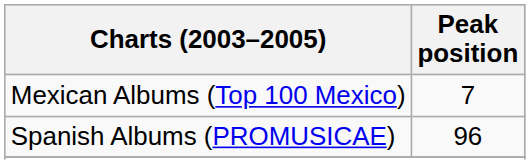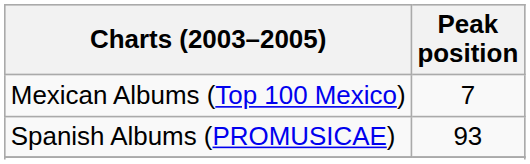(468, 136) 96 -> (468, 136) 93
